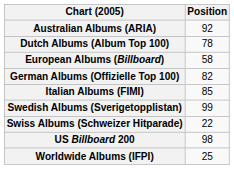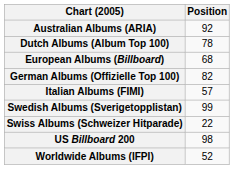(207, 60) 58 -> (207, 60) 68
(207, 92) 85 -> (207, 92) 57
(207, 156) 25 -> (207, 156) 52
